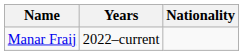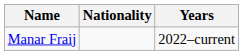columns swapped: (201, 15) <-> (121, 15)
